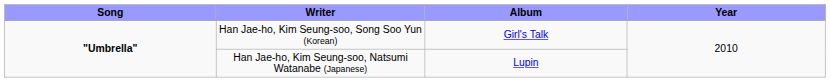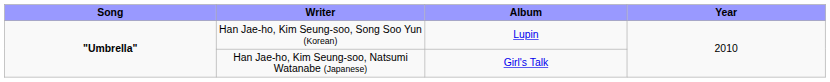(526, 35) Girl's Talk -> (526, 35) Lupin
(526, 63) Lupin -> (526, 63) Girl's Talk
